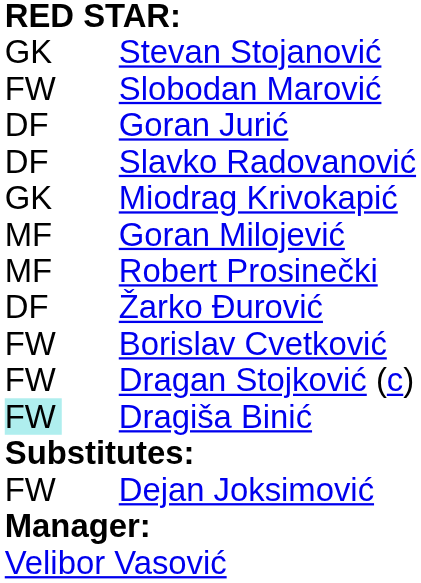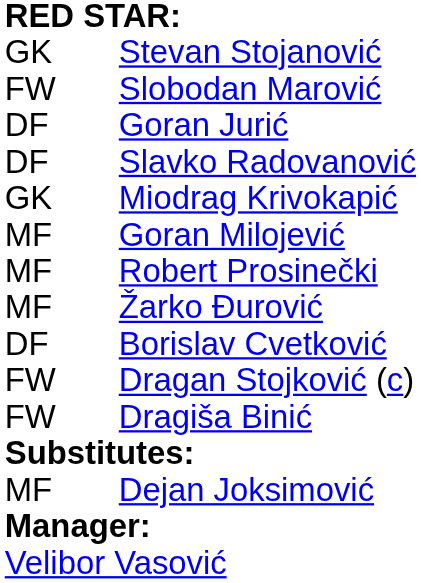(27, 307) DF -> (28, 307) MF
(30, 344) FW -> (27, 344) DF
(30, 417) paleturquoise background -> (30, 417) no background
(30, 489) FW -> (28, 489) MF
